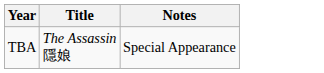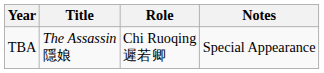+ column: (160, 15)
